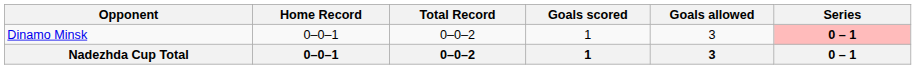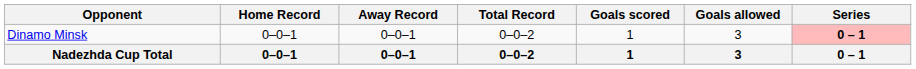+ column: (398, 15)
